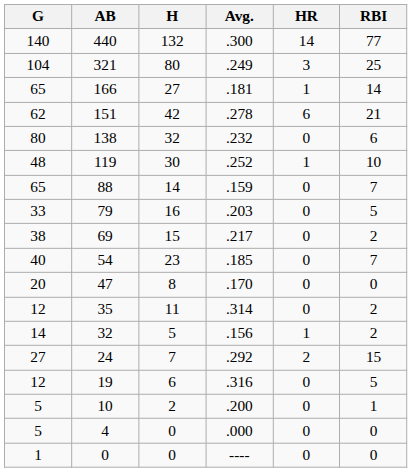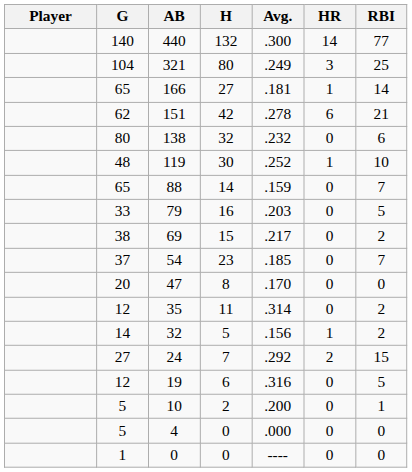+ column: (50, 16)
(38, 260) 40 -> (122, 260) 37
